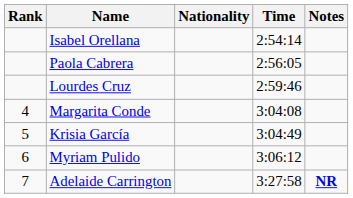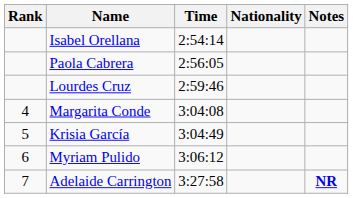columns swapped: (214, 16) <-> (279, 16)
